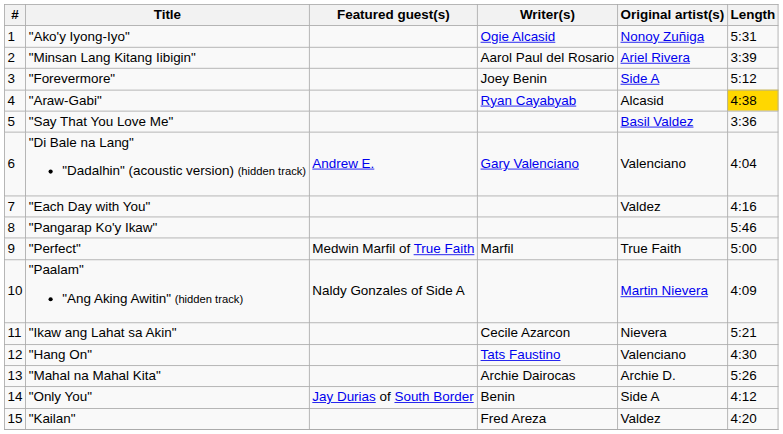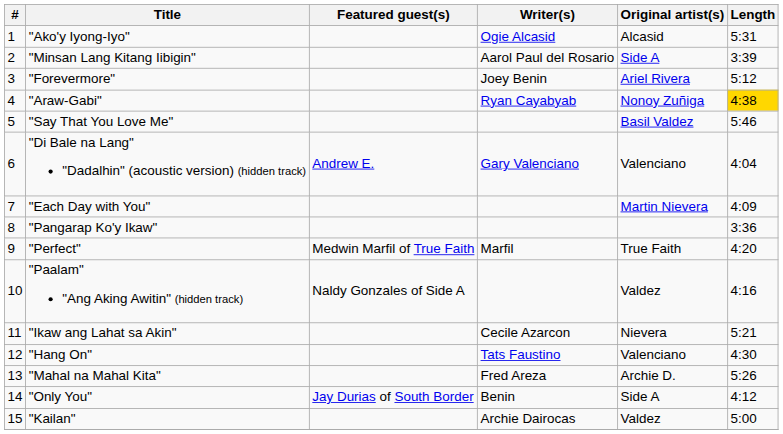(662, 36) Nonoy Zuñiga -> (642, 36) Alcasid
(655, 57) Ariel Rivera -> (640, 57) Side A
(640, 79) Side A -> (655, 79) Ariel Rivera
(642, 100) Alcasid -> (662, 100) Nonoy Zuñiga
(744, 121) 3:36 -> (744, 121) 5:46
(641, 206) Valdez -> (664, 206) Martin Nievera
(744, 206) 4:16 -> (744, 206) 4:09
(744, 227) 5:46 -> (744, 227) 3:36
(744, 248) 5:00 -> (744, 248) 4:20
(664, 291) Martin Nievera -> (641, 291) Valdez
(744, 291) 4:09 -> (744, 291) 4:16
(528, 376) Archie Dairocas -> (513, 376) Fred Areza
(513, 418) Fred Areza -> (528, 418) Archie Dairocas
(744, 418) 4:20 -> (744, 418) 5:00
